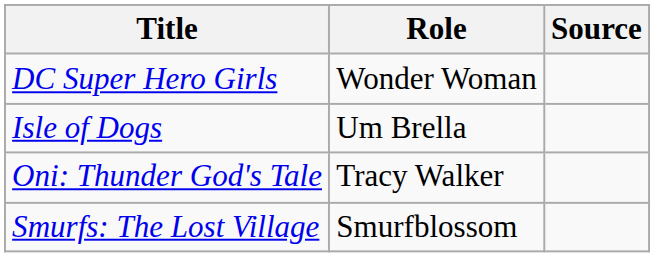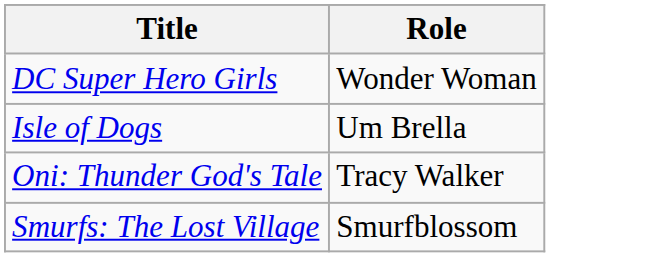- column: (596, 29)
